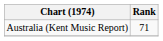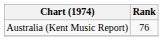(144, 28) 71 -> (144, 28) 76
